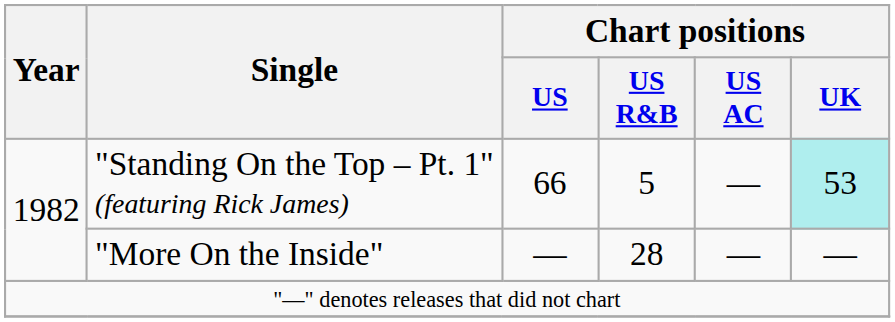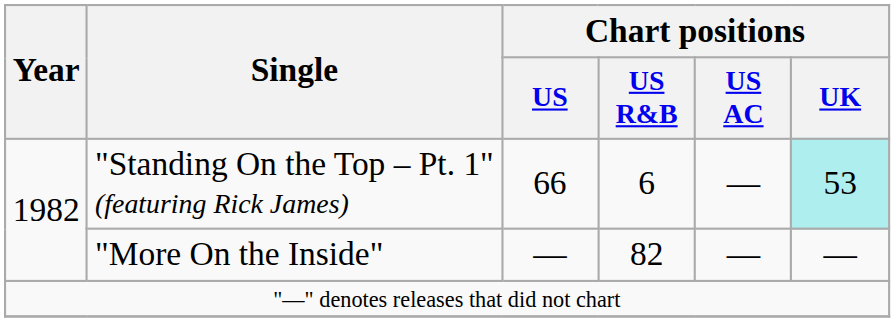(647, 182) 5 -> (647, 182) 6
(647, 254) 28 -> (647, 254) 82
